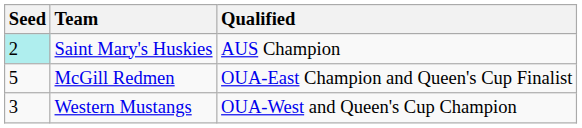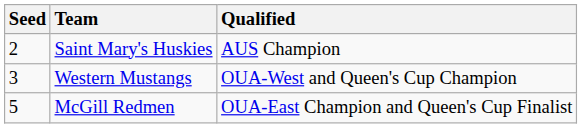(13, 48) paleturquoise background -> (13, 48) no background
rows swapped: (123, 107) <-> (115, 78)
